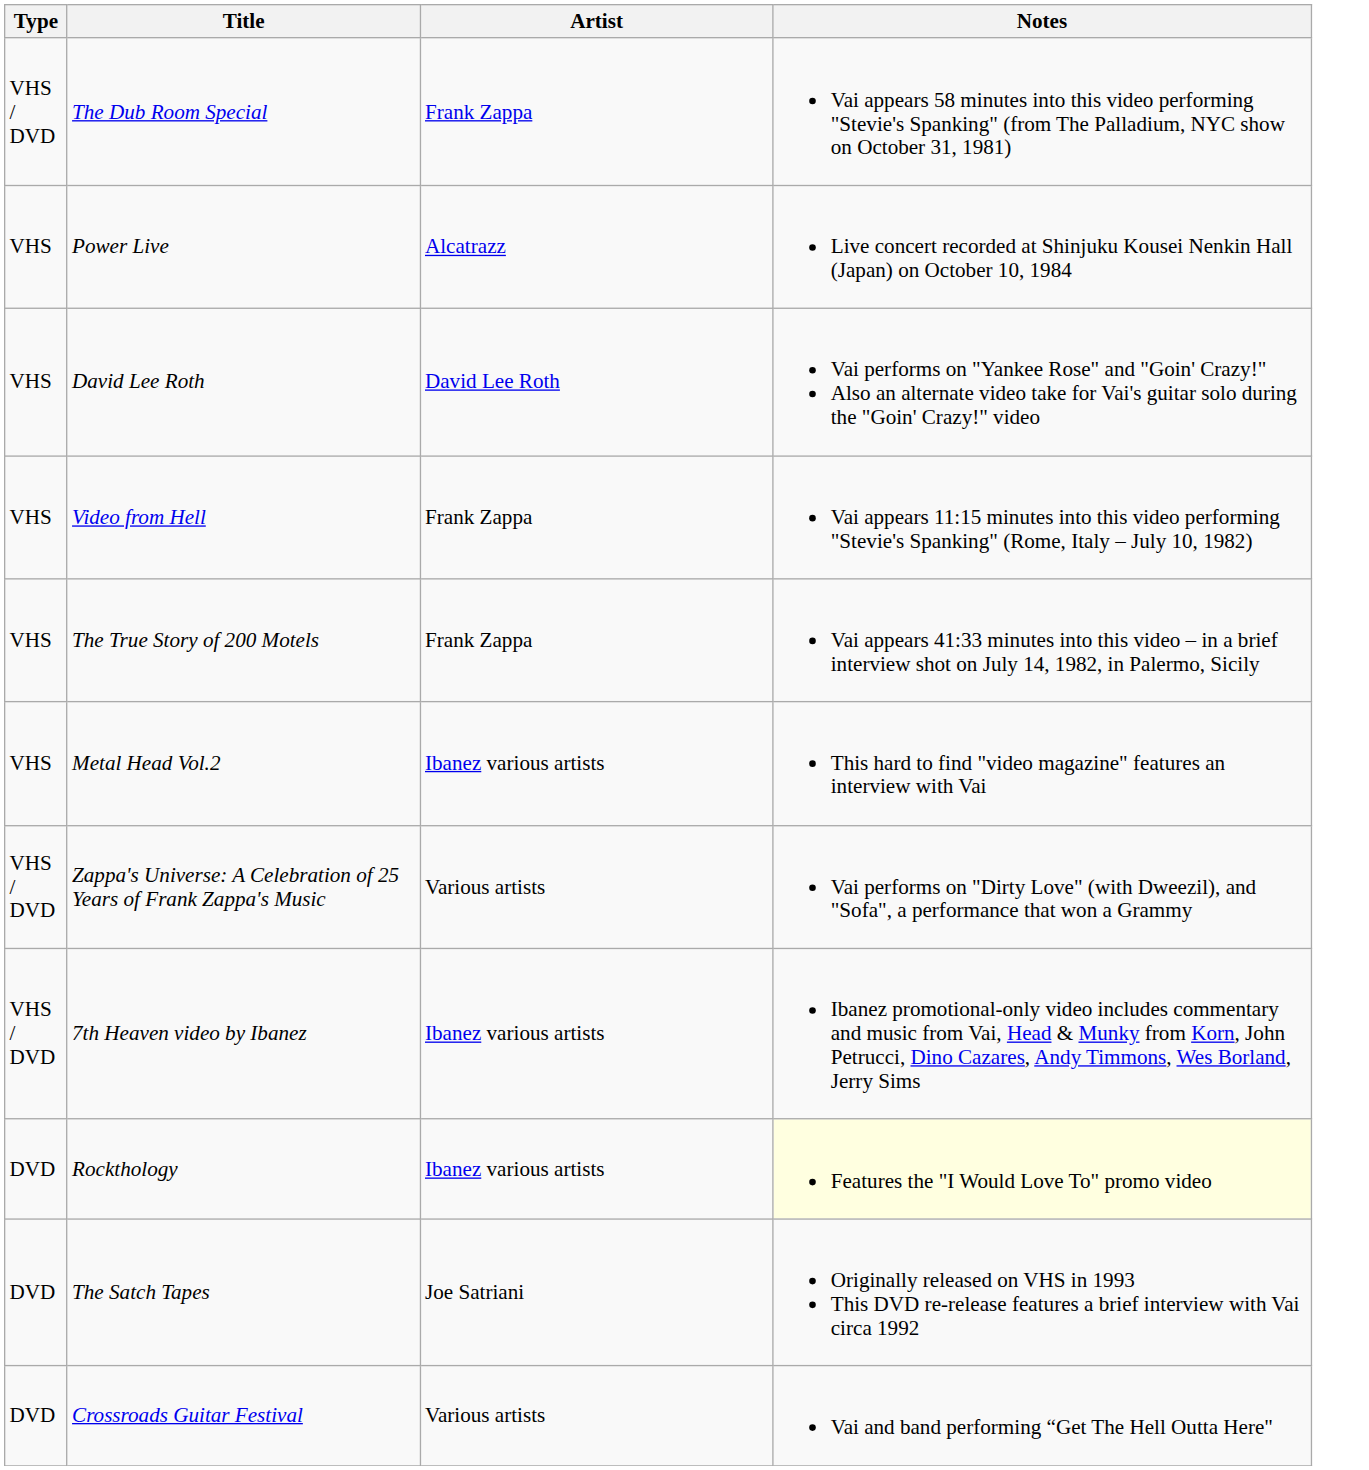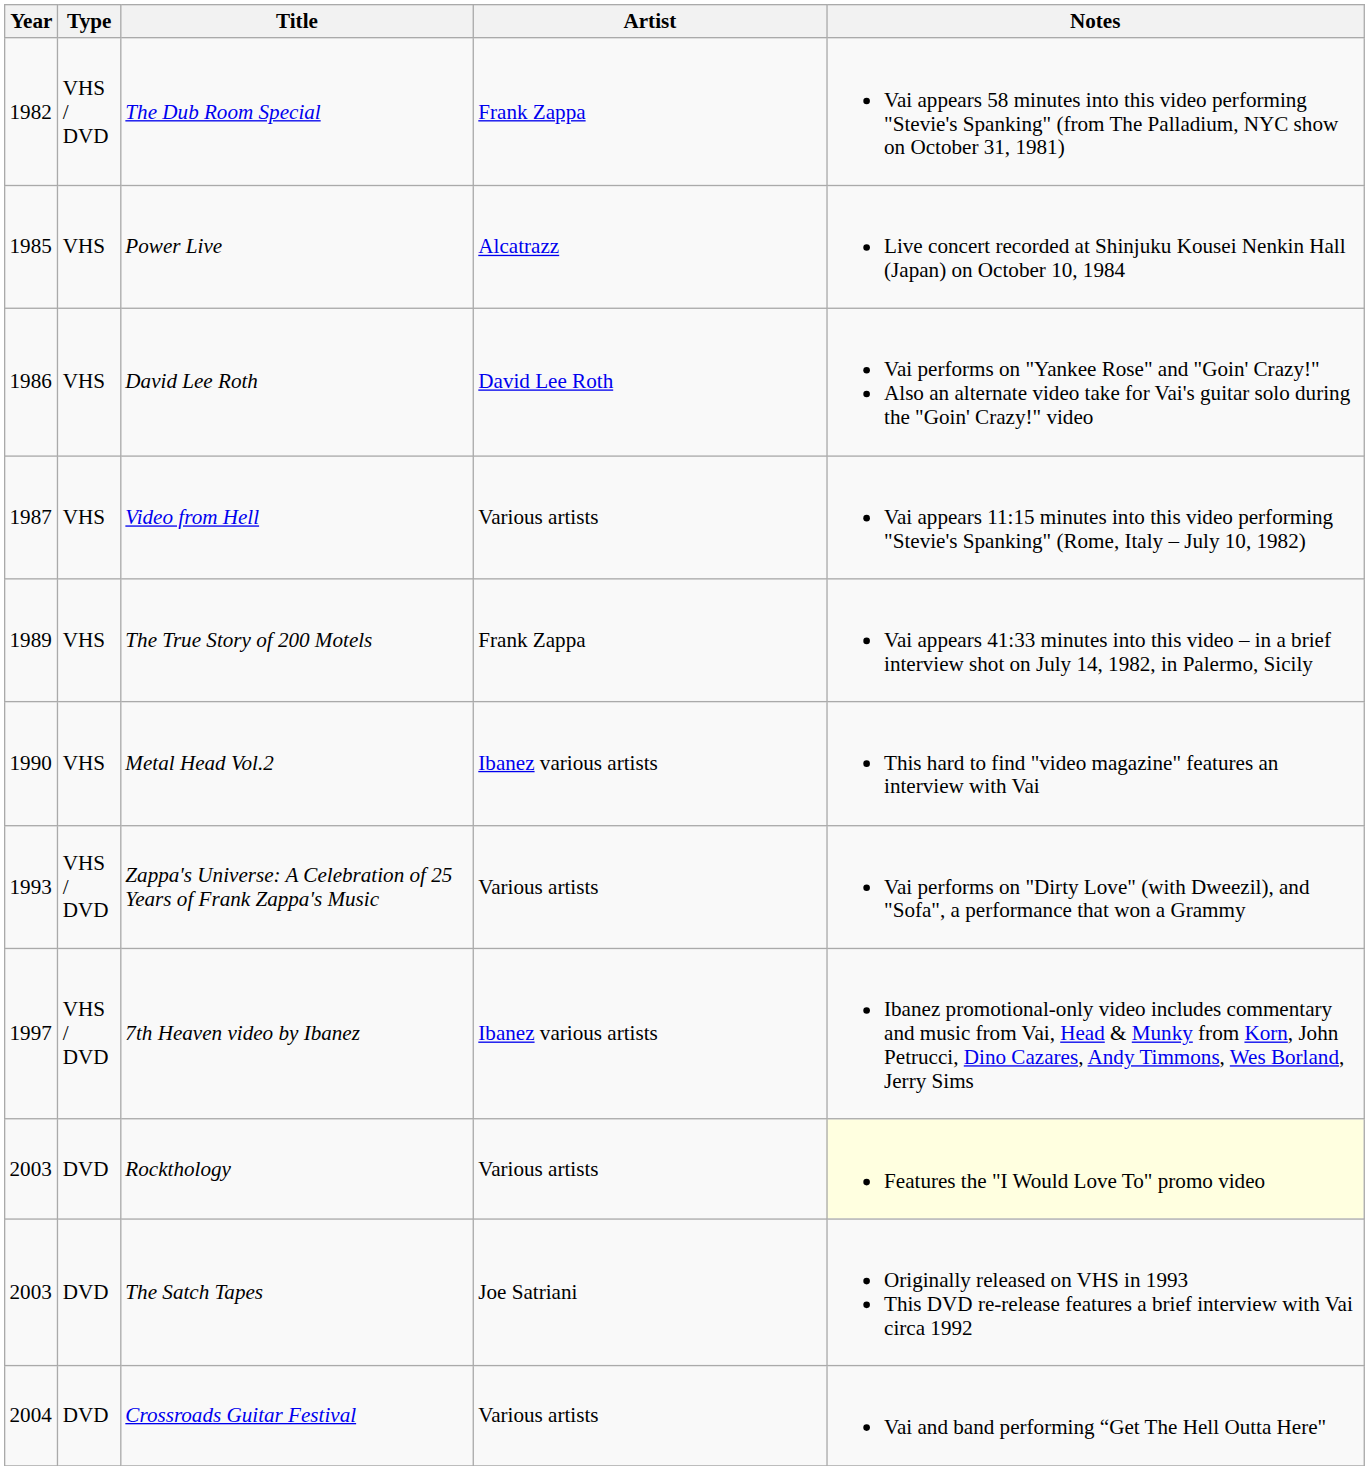+ column: (31, 21)
(479, 516) Frank Zappa -> (538, 516) Various artists
(515, 1168) Ibanez various artists -> (538, 1168) Various artists
